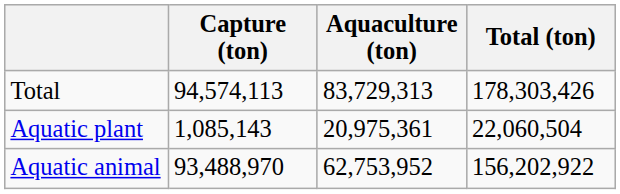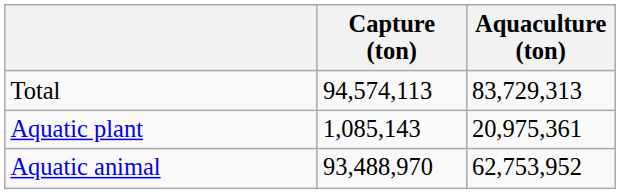- column: (541, 37)
